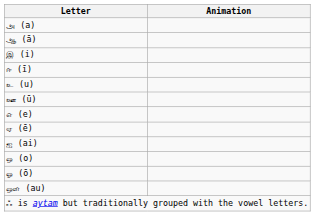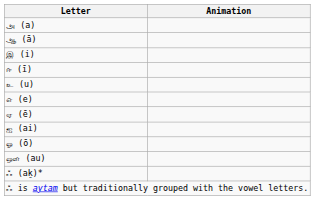- row: (21, 99)
- row: (20, 158)
+ row: (25, 173)
